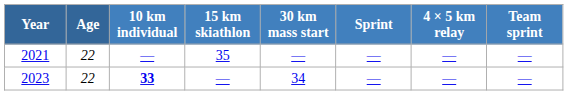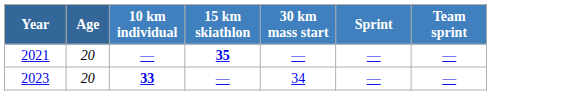- column: (449, 24)
(88, 55) 22 -> (88, 55) 20
(223, 55) normal -> (223, 55) bold
(88, 78) 22 -> (88, 78) 20
